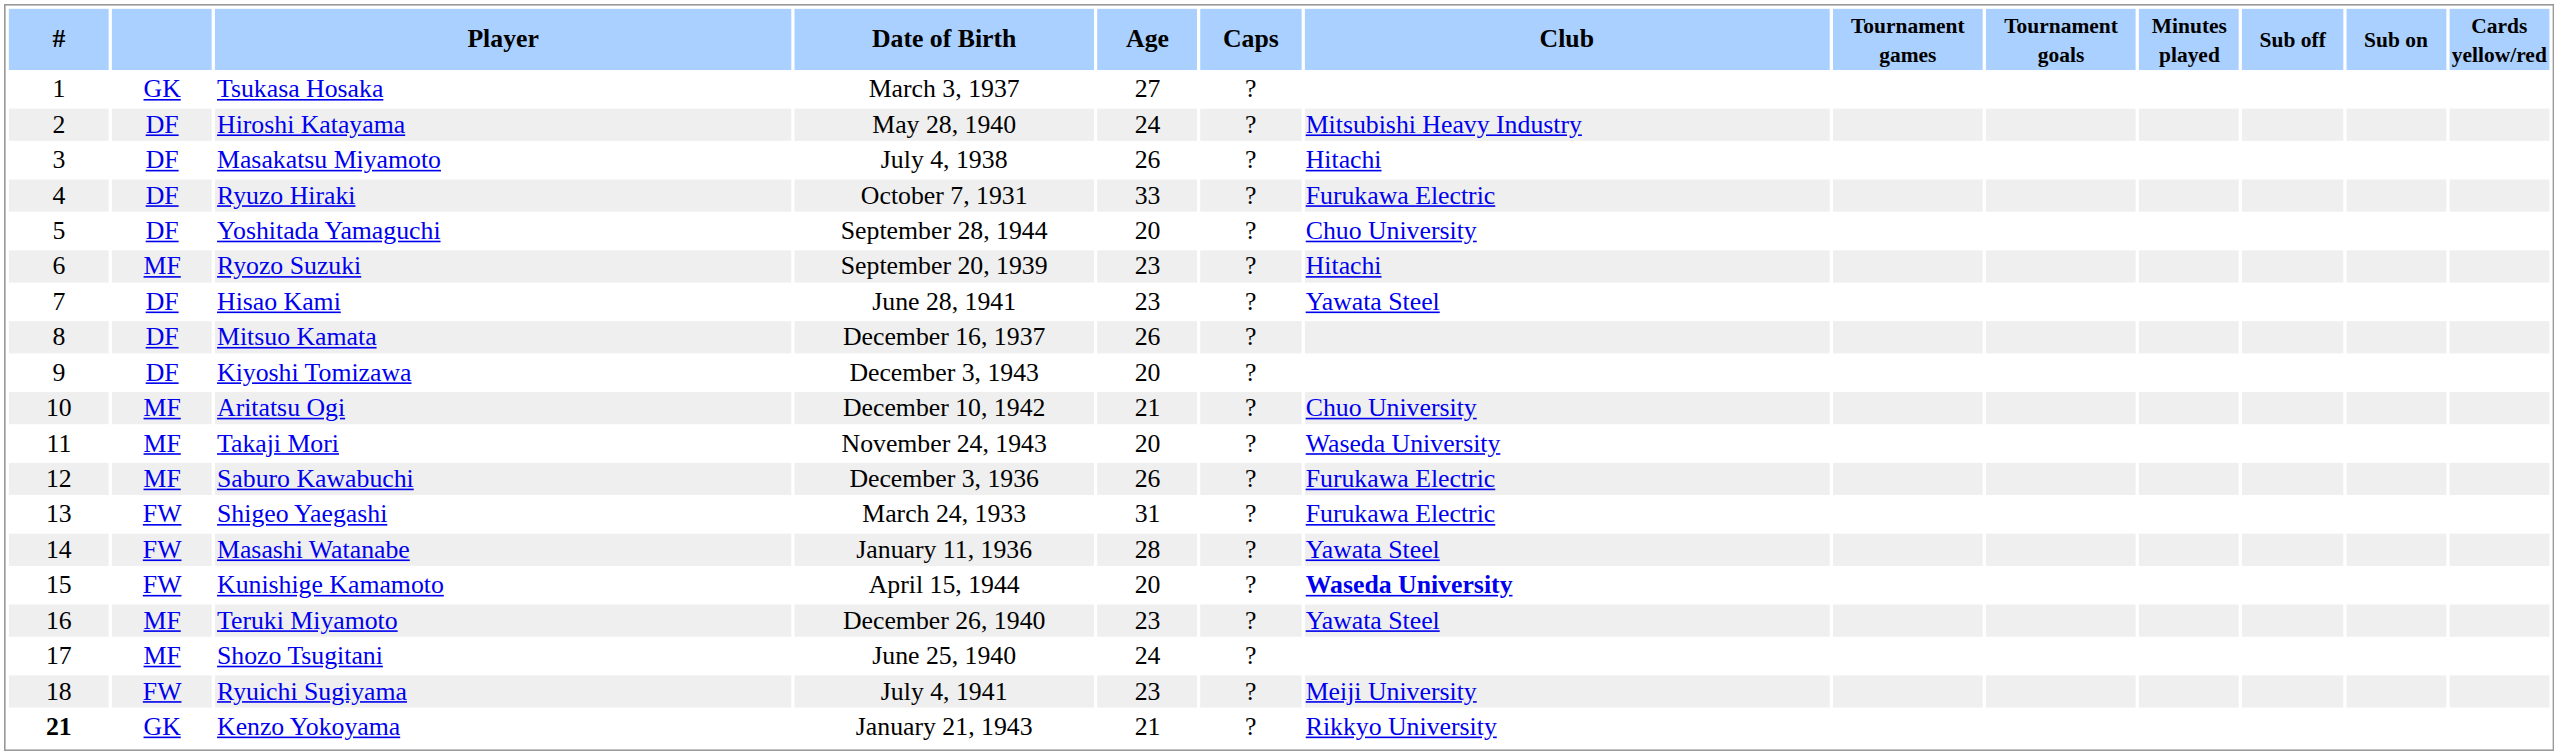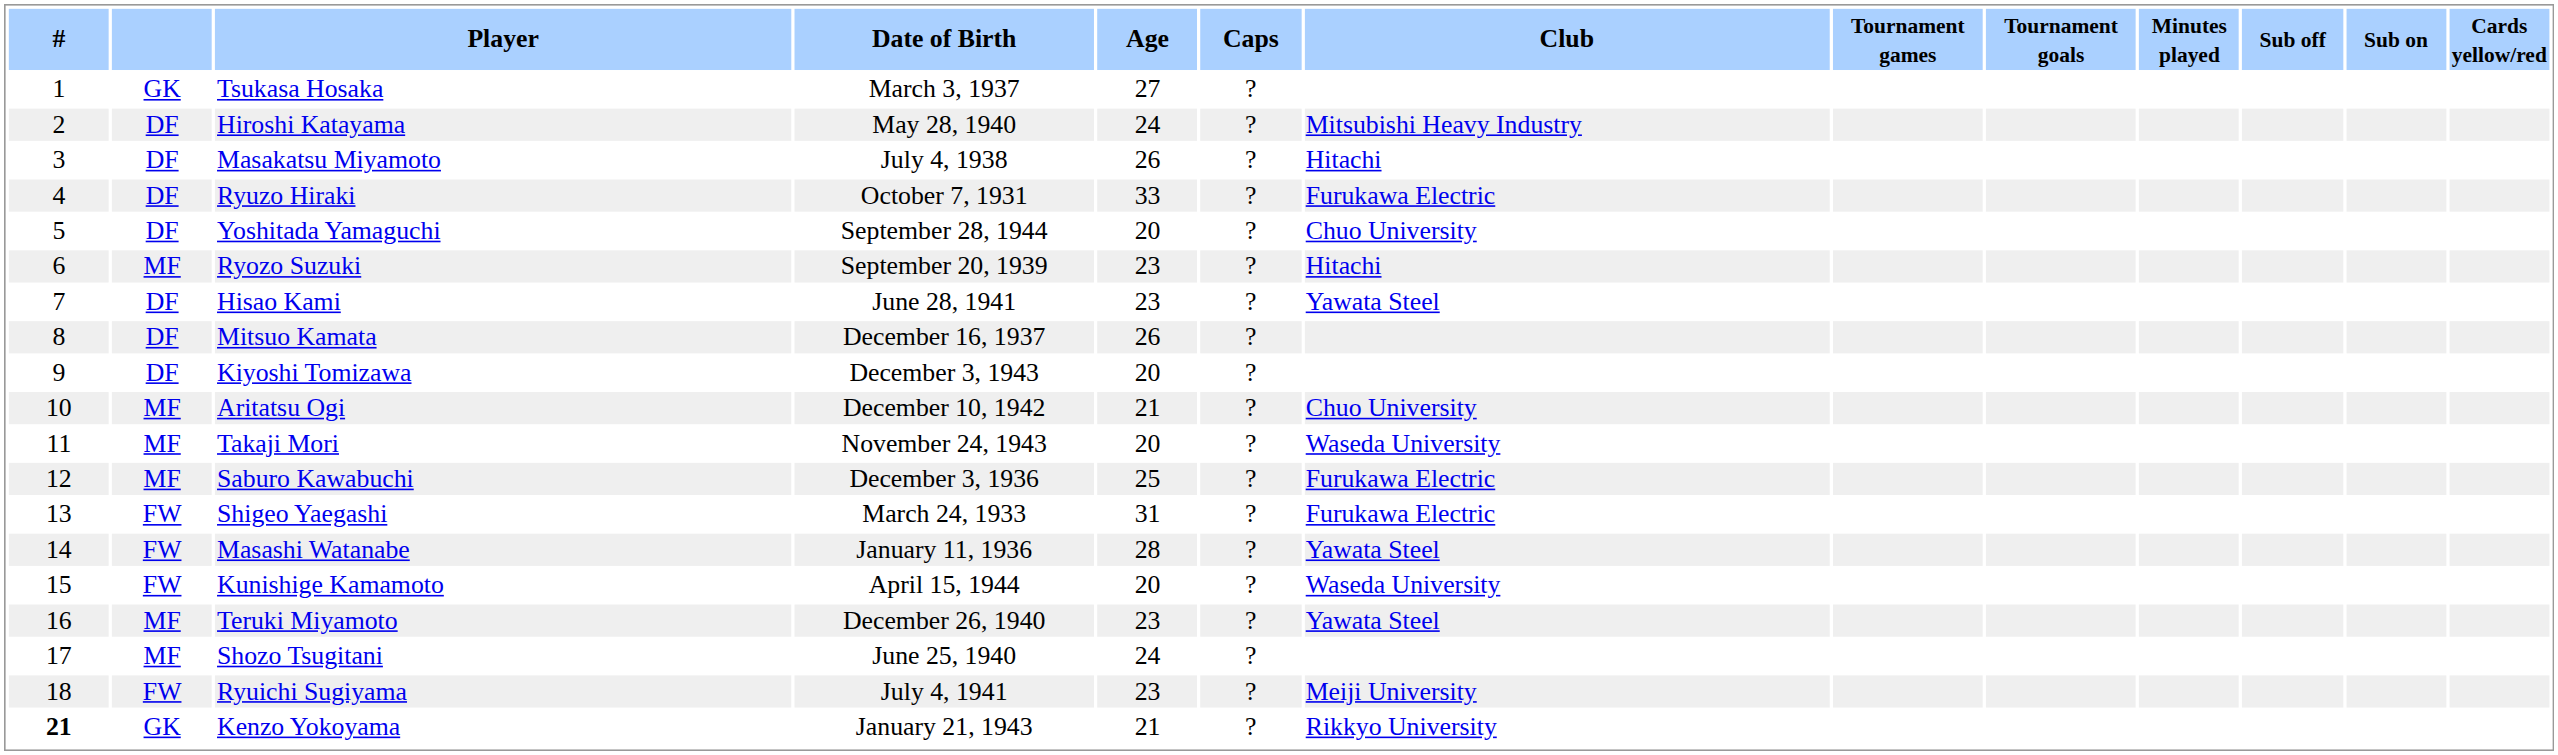(1148, 478) 26 -> (1148, 478) 25
(1409, 584) bold -> (1403, 584) normal
